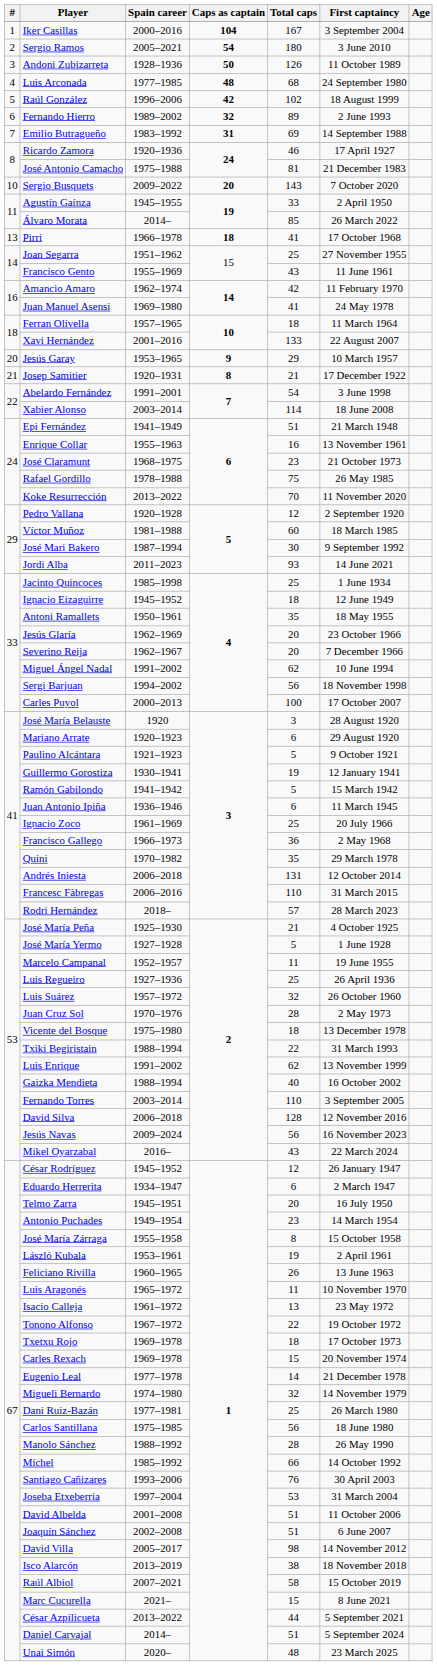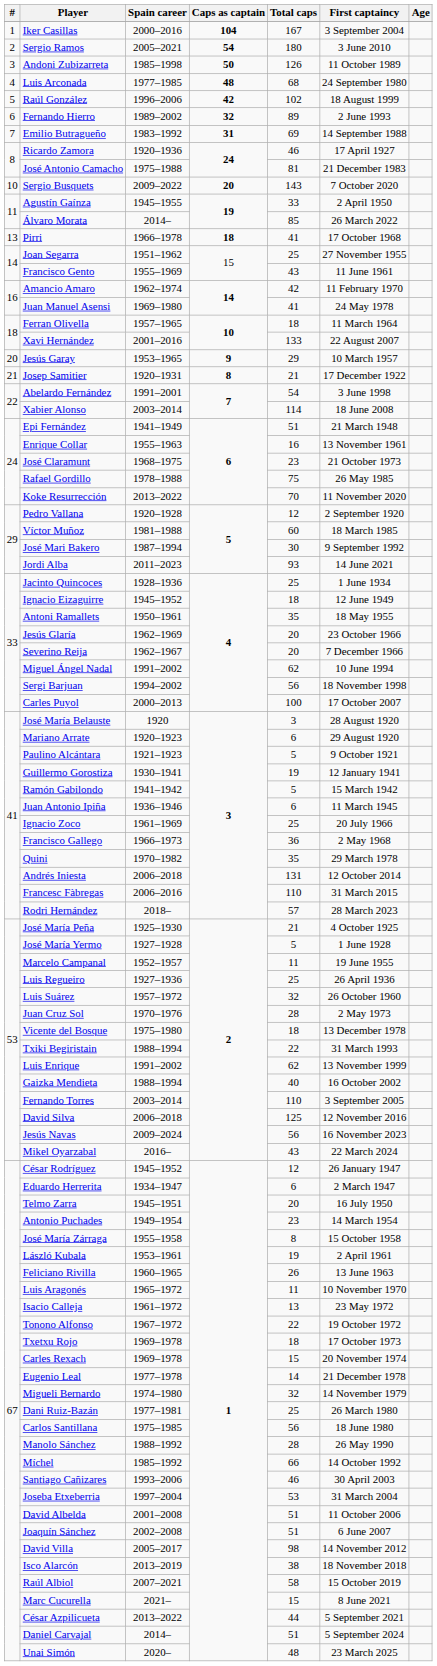(157, 64) 1928–1936 -> (157, 64) 1985–1998
(157, 582) 1985–1998 -> (157, 582) 1928–1936
(294, 1117) 128 -> (294, 1117) 125
(294, 1479) 76 -> (294, 1479) 46
